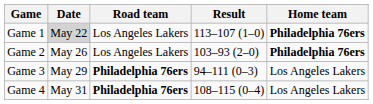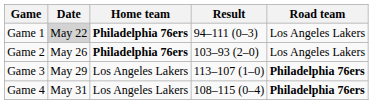columns swapped: (317, 14) <-> (140, 14)
(229, 33) 113–107 (1–0) -> (226, 33) 94–111 (0–3)
(226, 71) 94–111 (0–3) -> (229, 71) 113–107 (1–0)
